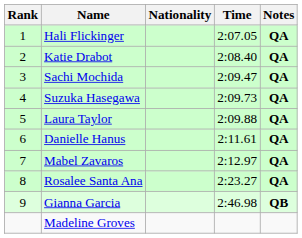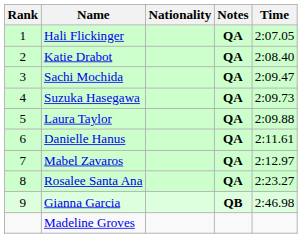columns swapped: (237, 14) <-> (279, 14)
